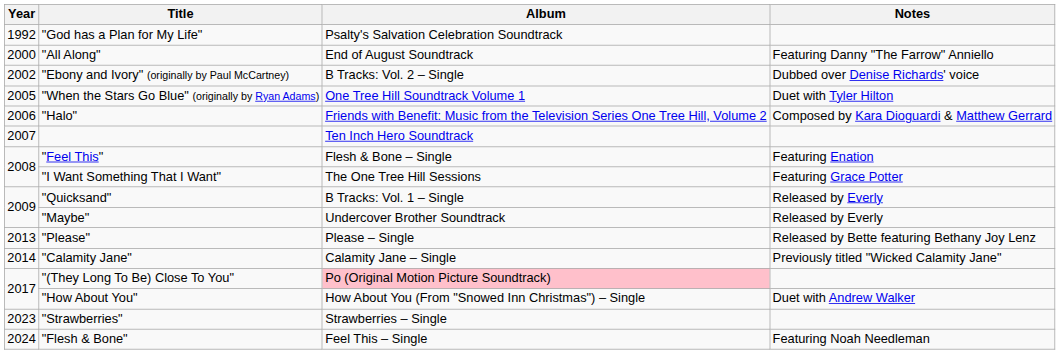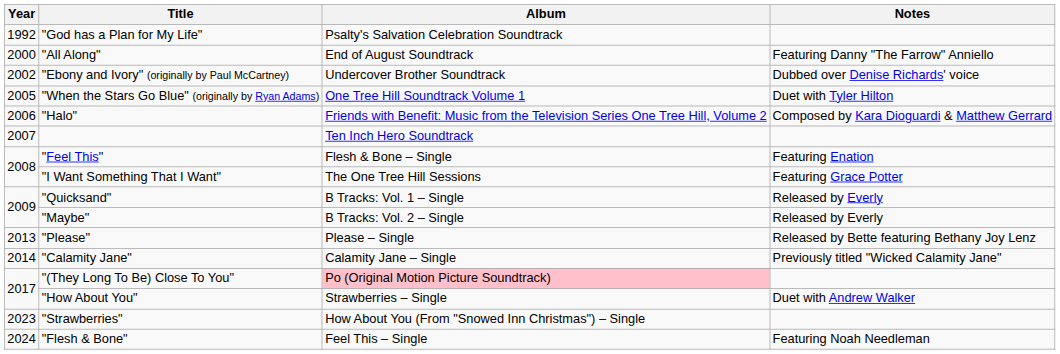(395, 75) B Tracks: Vol. 2 – Single -> (415, 75) Undercover Brother Soundtrack
(415, 217) Undercover Brother Soundtrack -> (395, 217) B Tracks: Vol. 2 – Single
(485, 298) How About You (From "Snowed Inn Christmas") – Single -> (386, 298) Strawberries – Single
(386, 319) Strawberries – Single -> (485, 319) How About You (From "Snowed Inn Christmas") – Single
